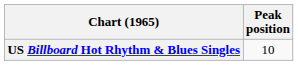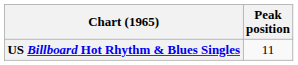(268, 49) 10 -> (268, 49) 11
